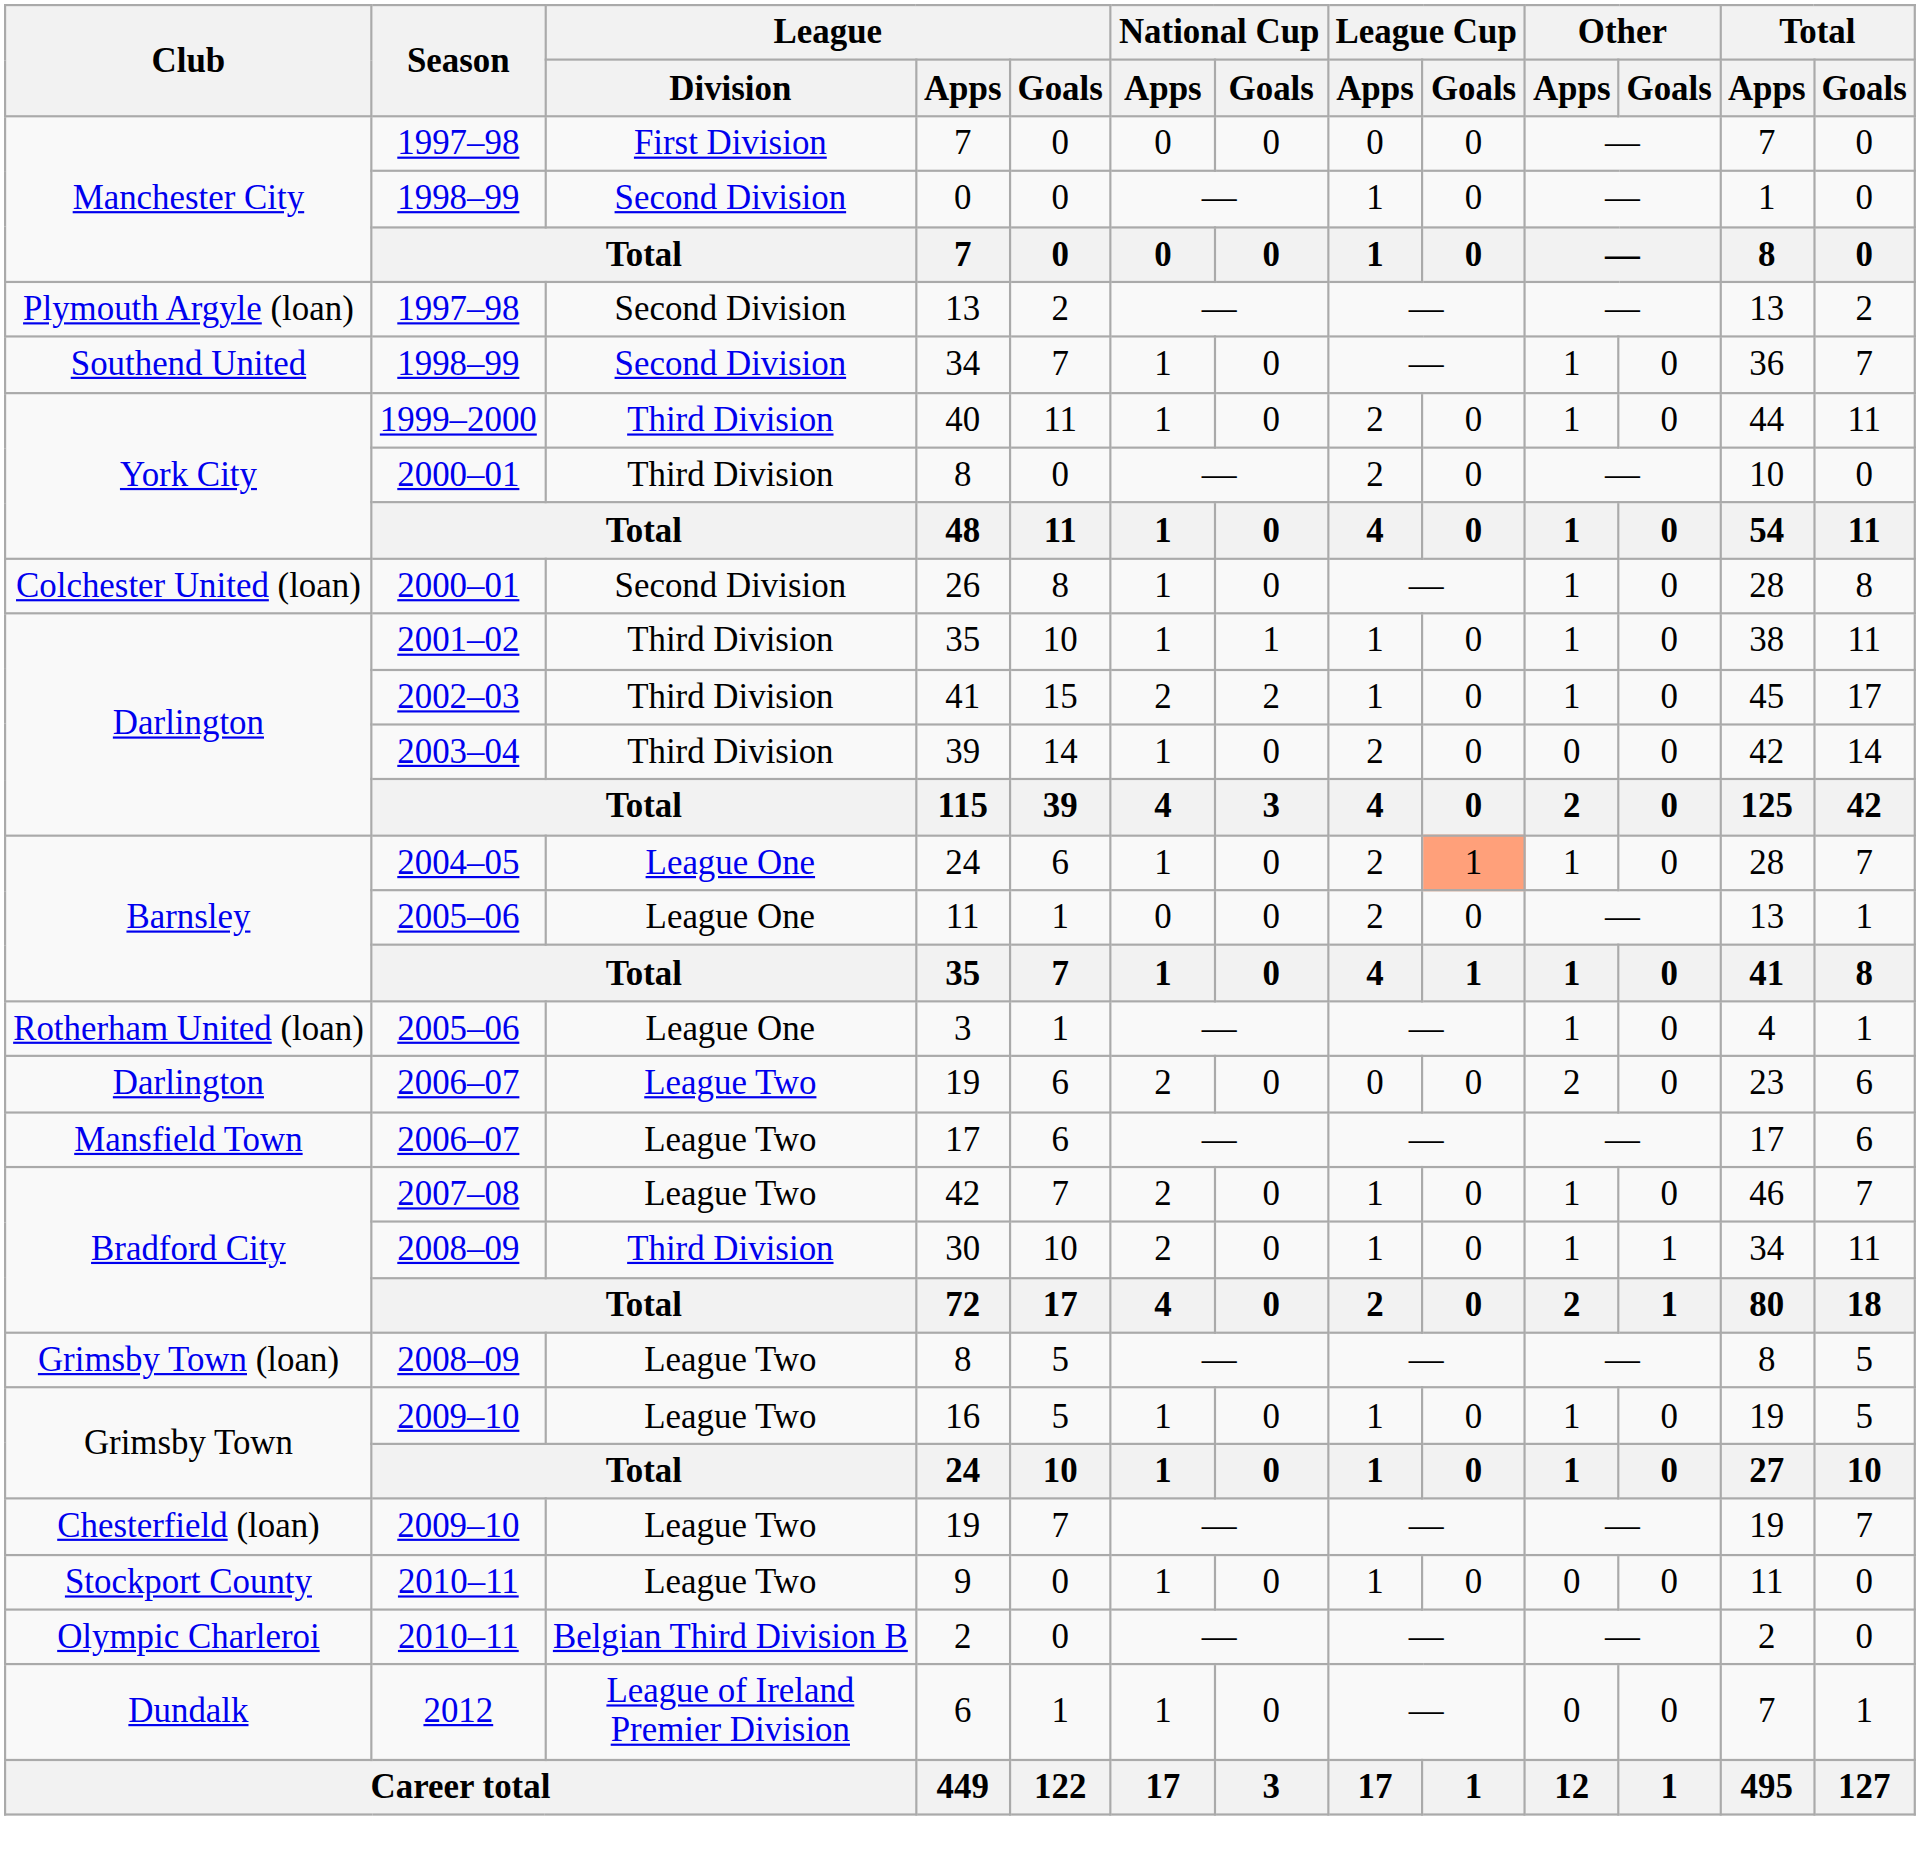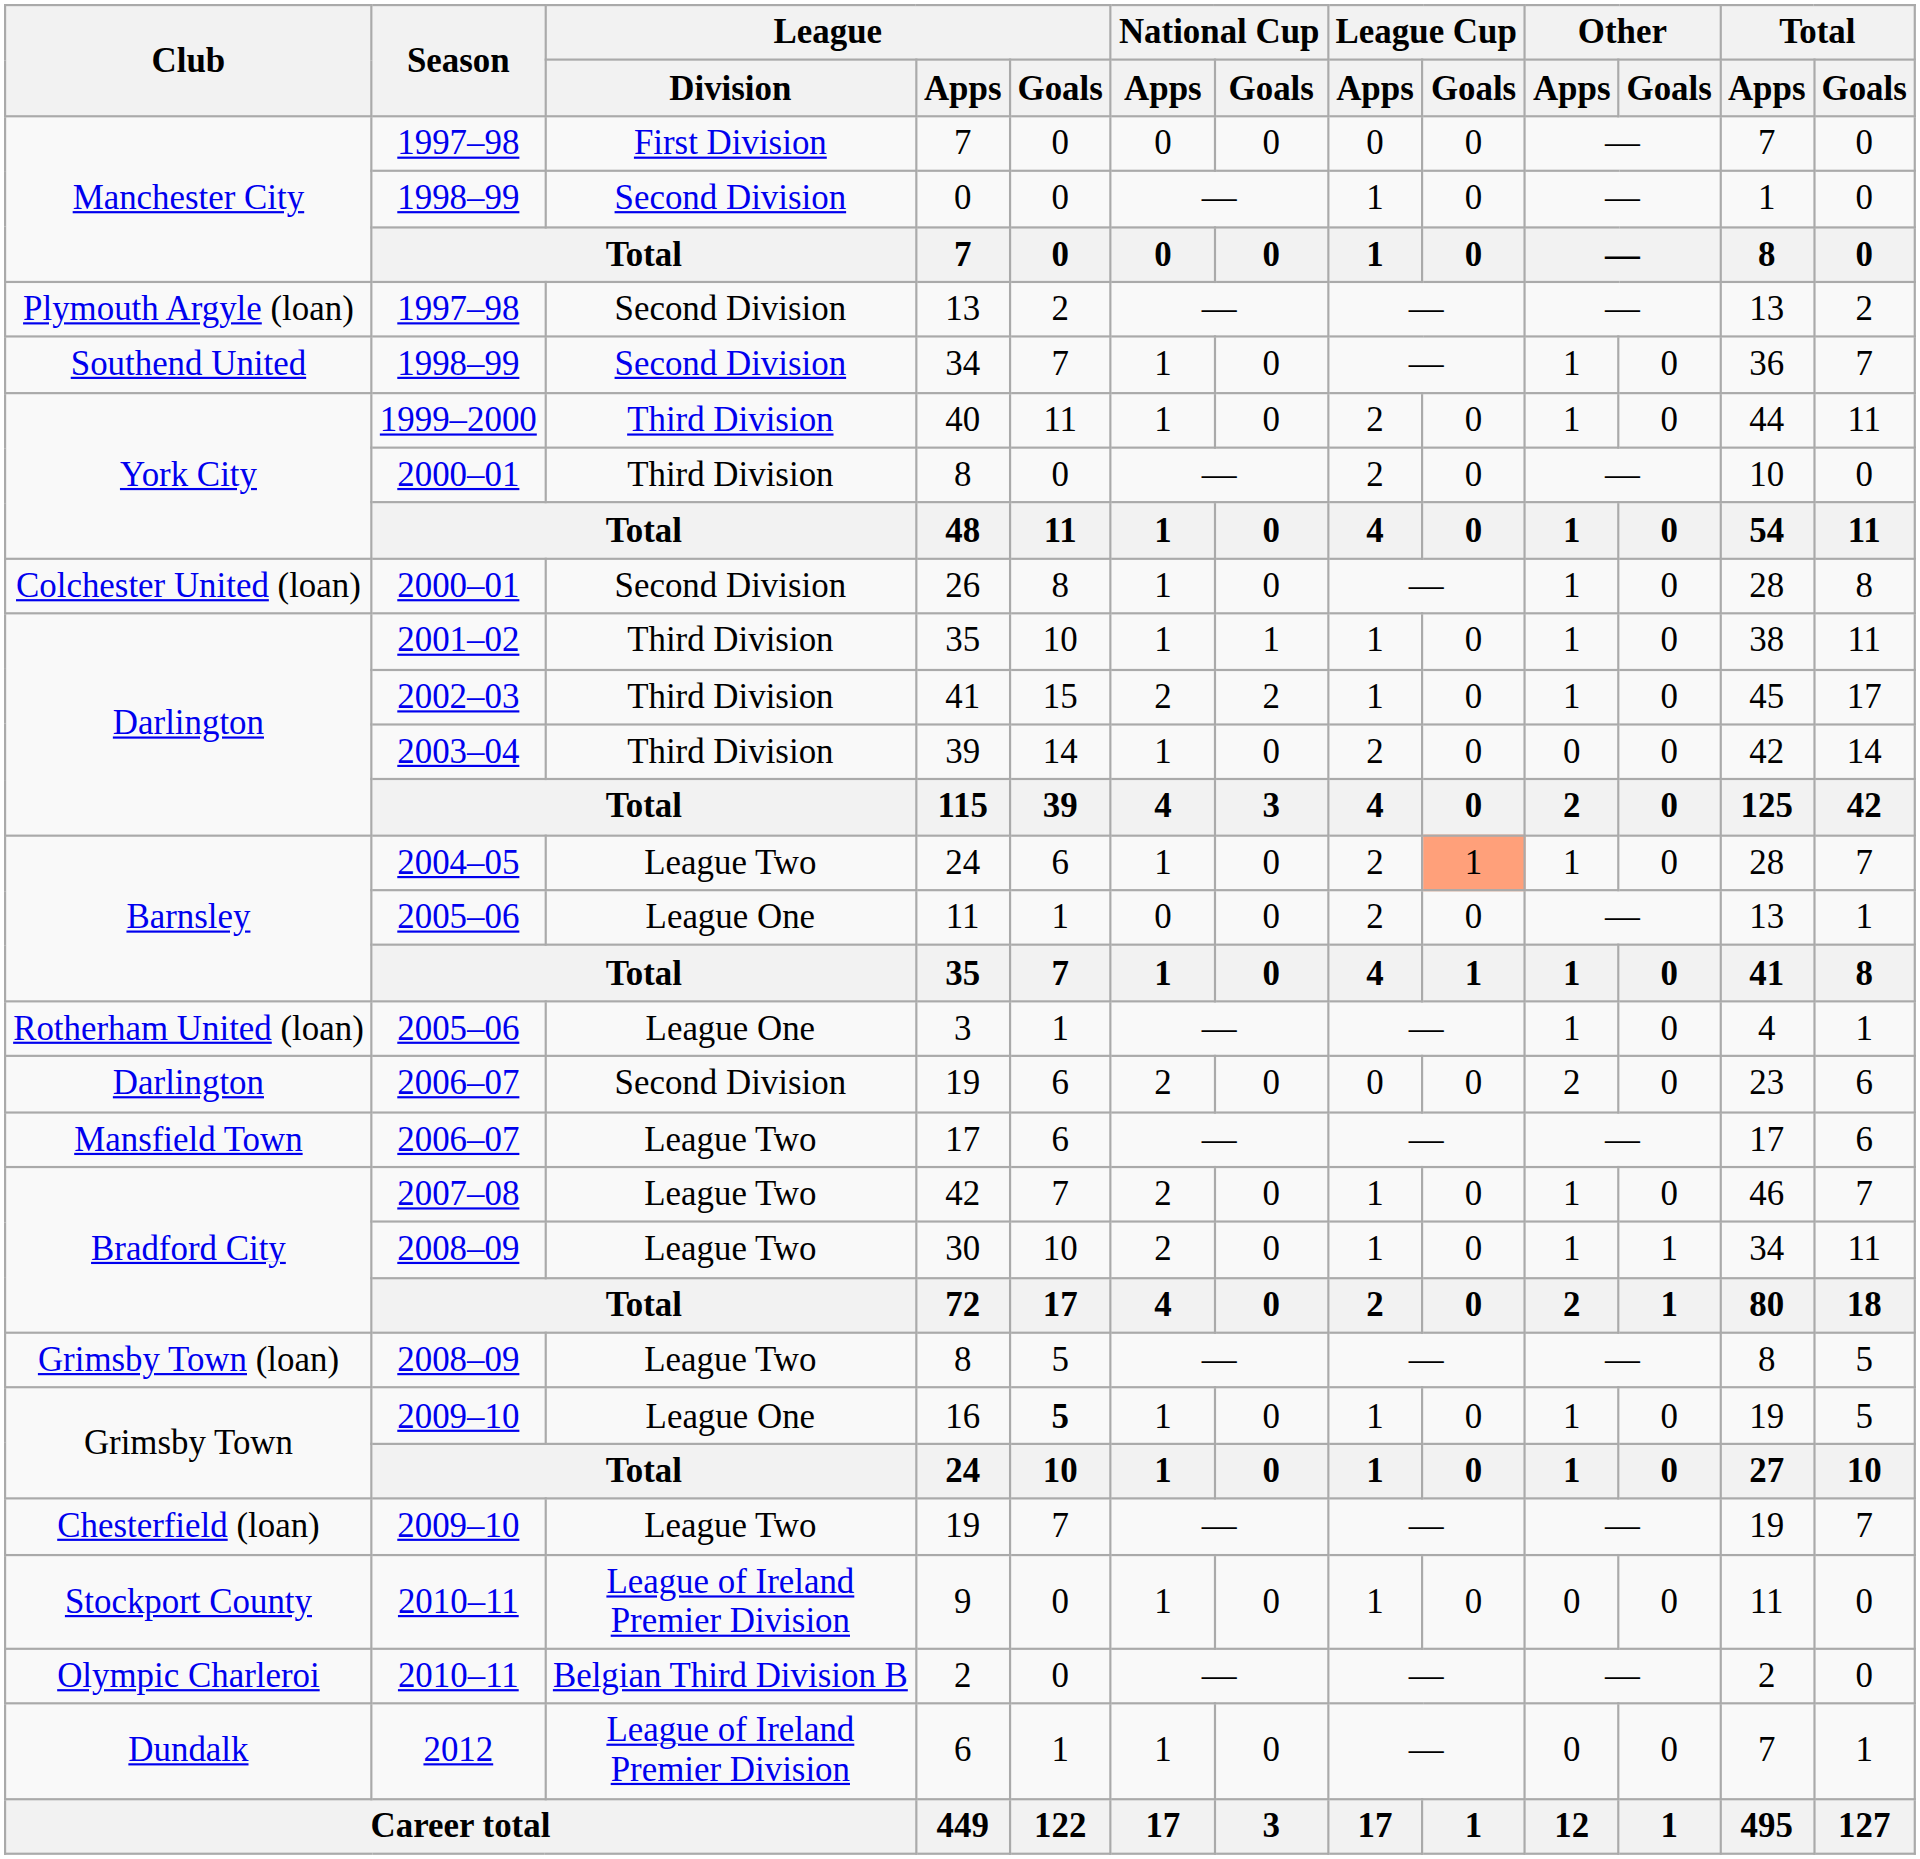(730, 861) League One -> (730, 861) League Two
(730, 1083) League Two -> (730, 1083) Second Division
(730, 1249) Third Division -> (730, 1249) League Two
(730, 1415) League Two -> (730, 1415) League One
(1060, 1415) normal -> (1060, 1415) bold
(730, 1581) League Two -> (730, 1600) League of Ireland Premier Division
